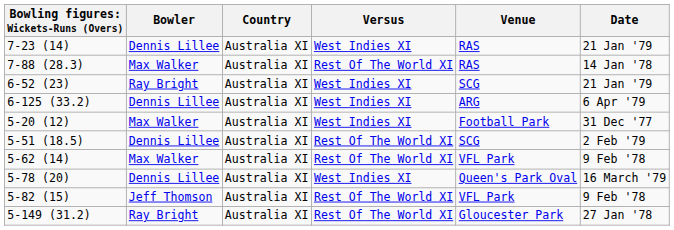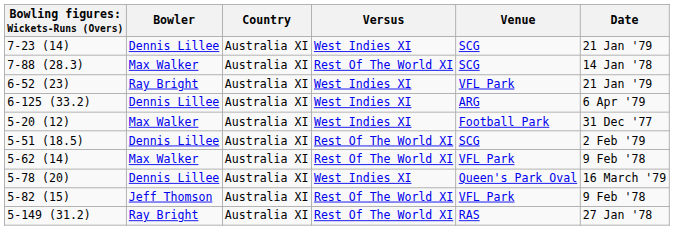(469, 46) RAS -> (469, 46) SCG
(469, 65) RAS -> (469, 65) SCG
(469, 84) SCG -> (487, 84) VFL Park
(511, 216) Gloucester Park -> (469, 216) RAS
